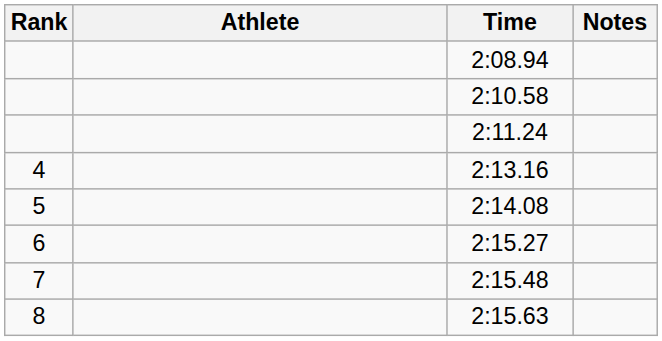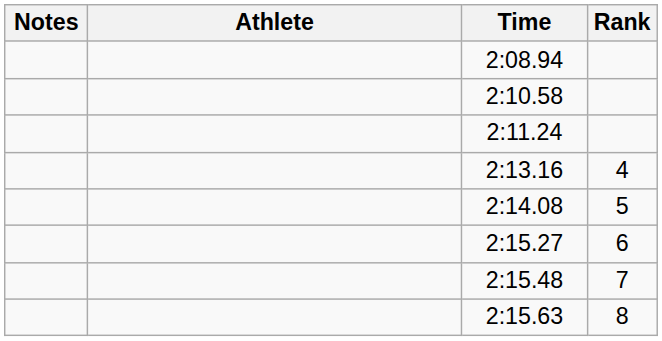columns swapped: (39, 22) <-> (615, 22)
